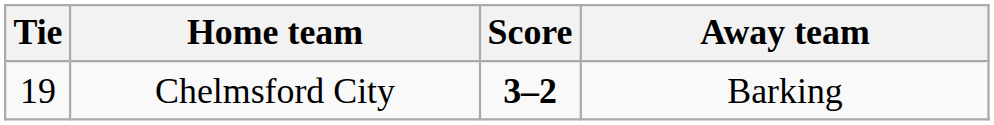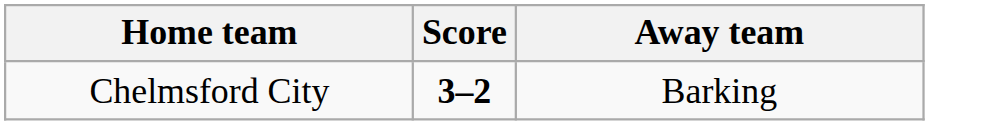- column: (38, 32)
